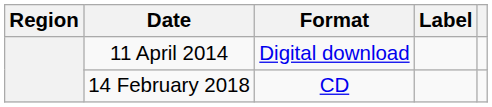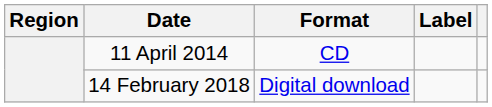(334, 53) Digital download -> (334, 53) CD
(334, 85) CD -> (334, 85) Digital download
